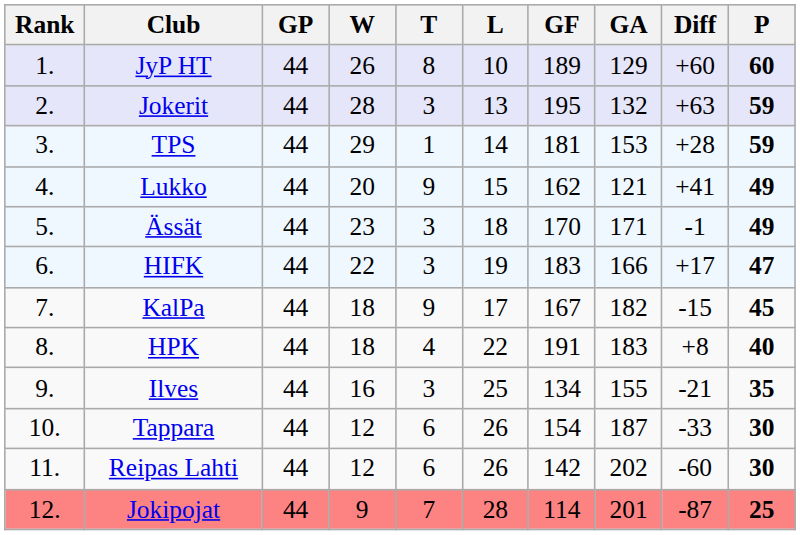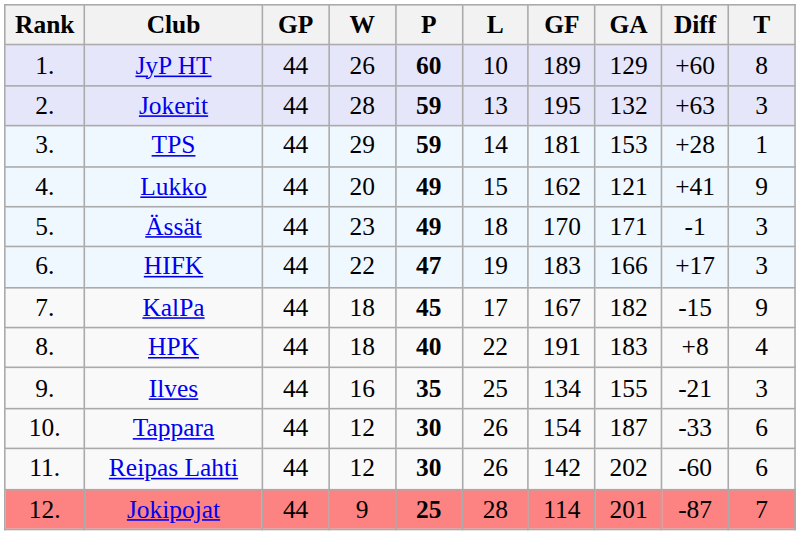columns swapped: (429, 24) <-> (762, 24)
